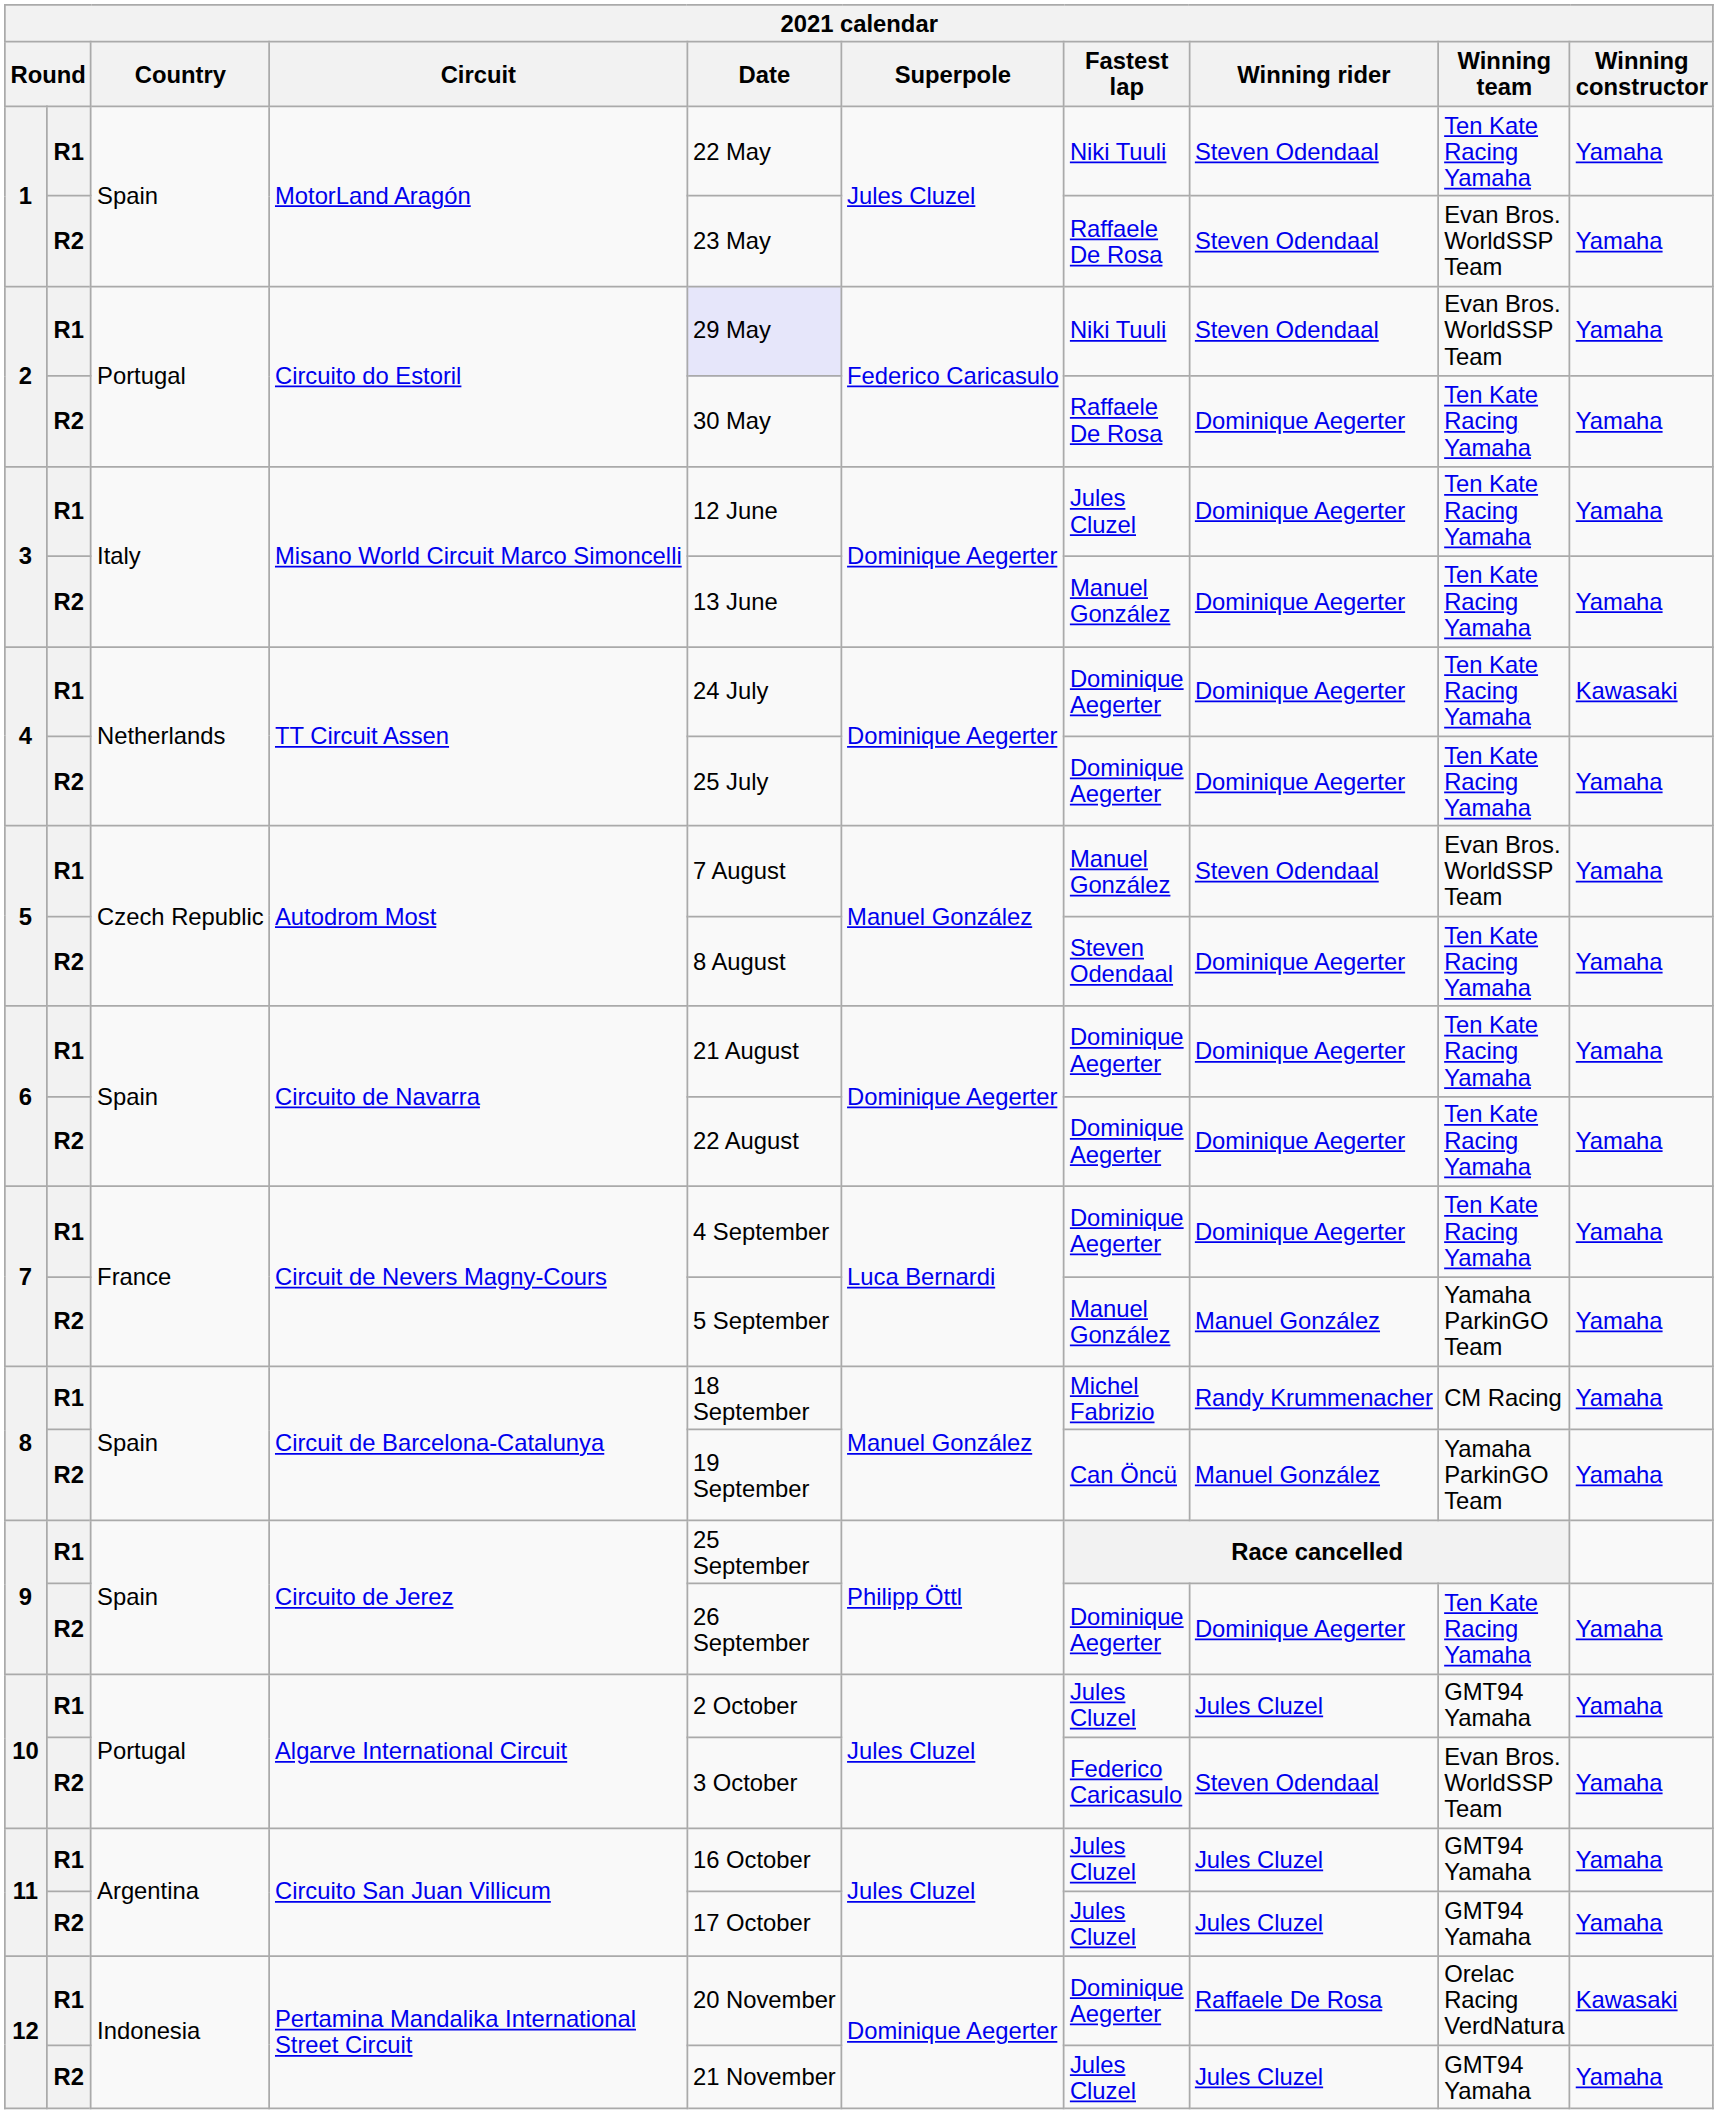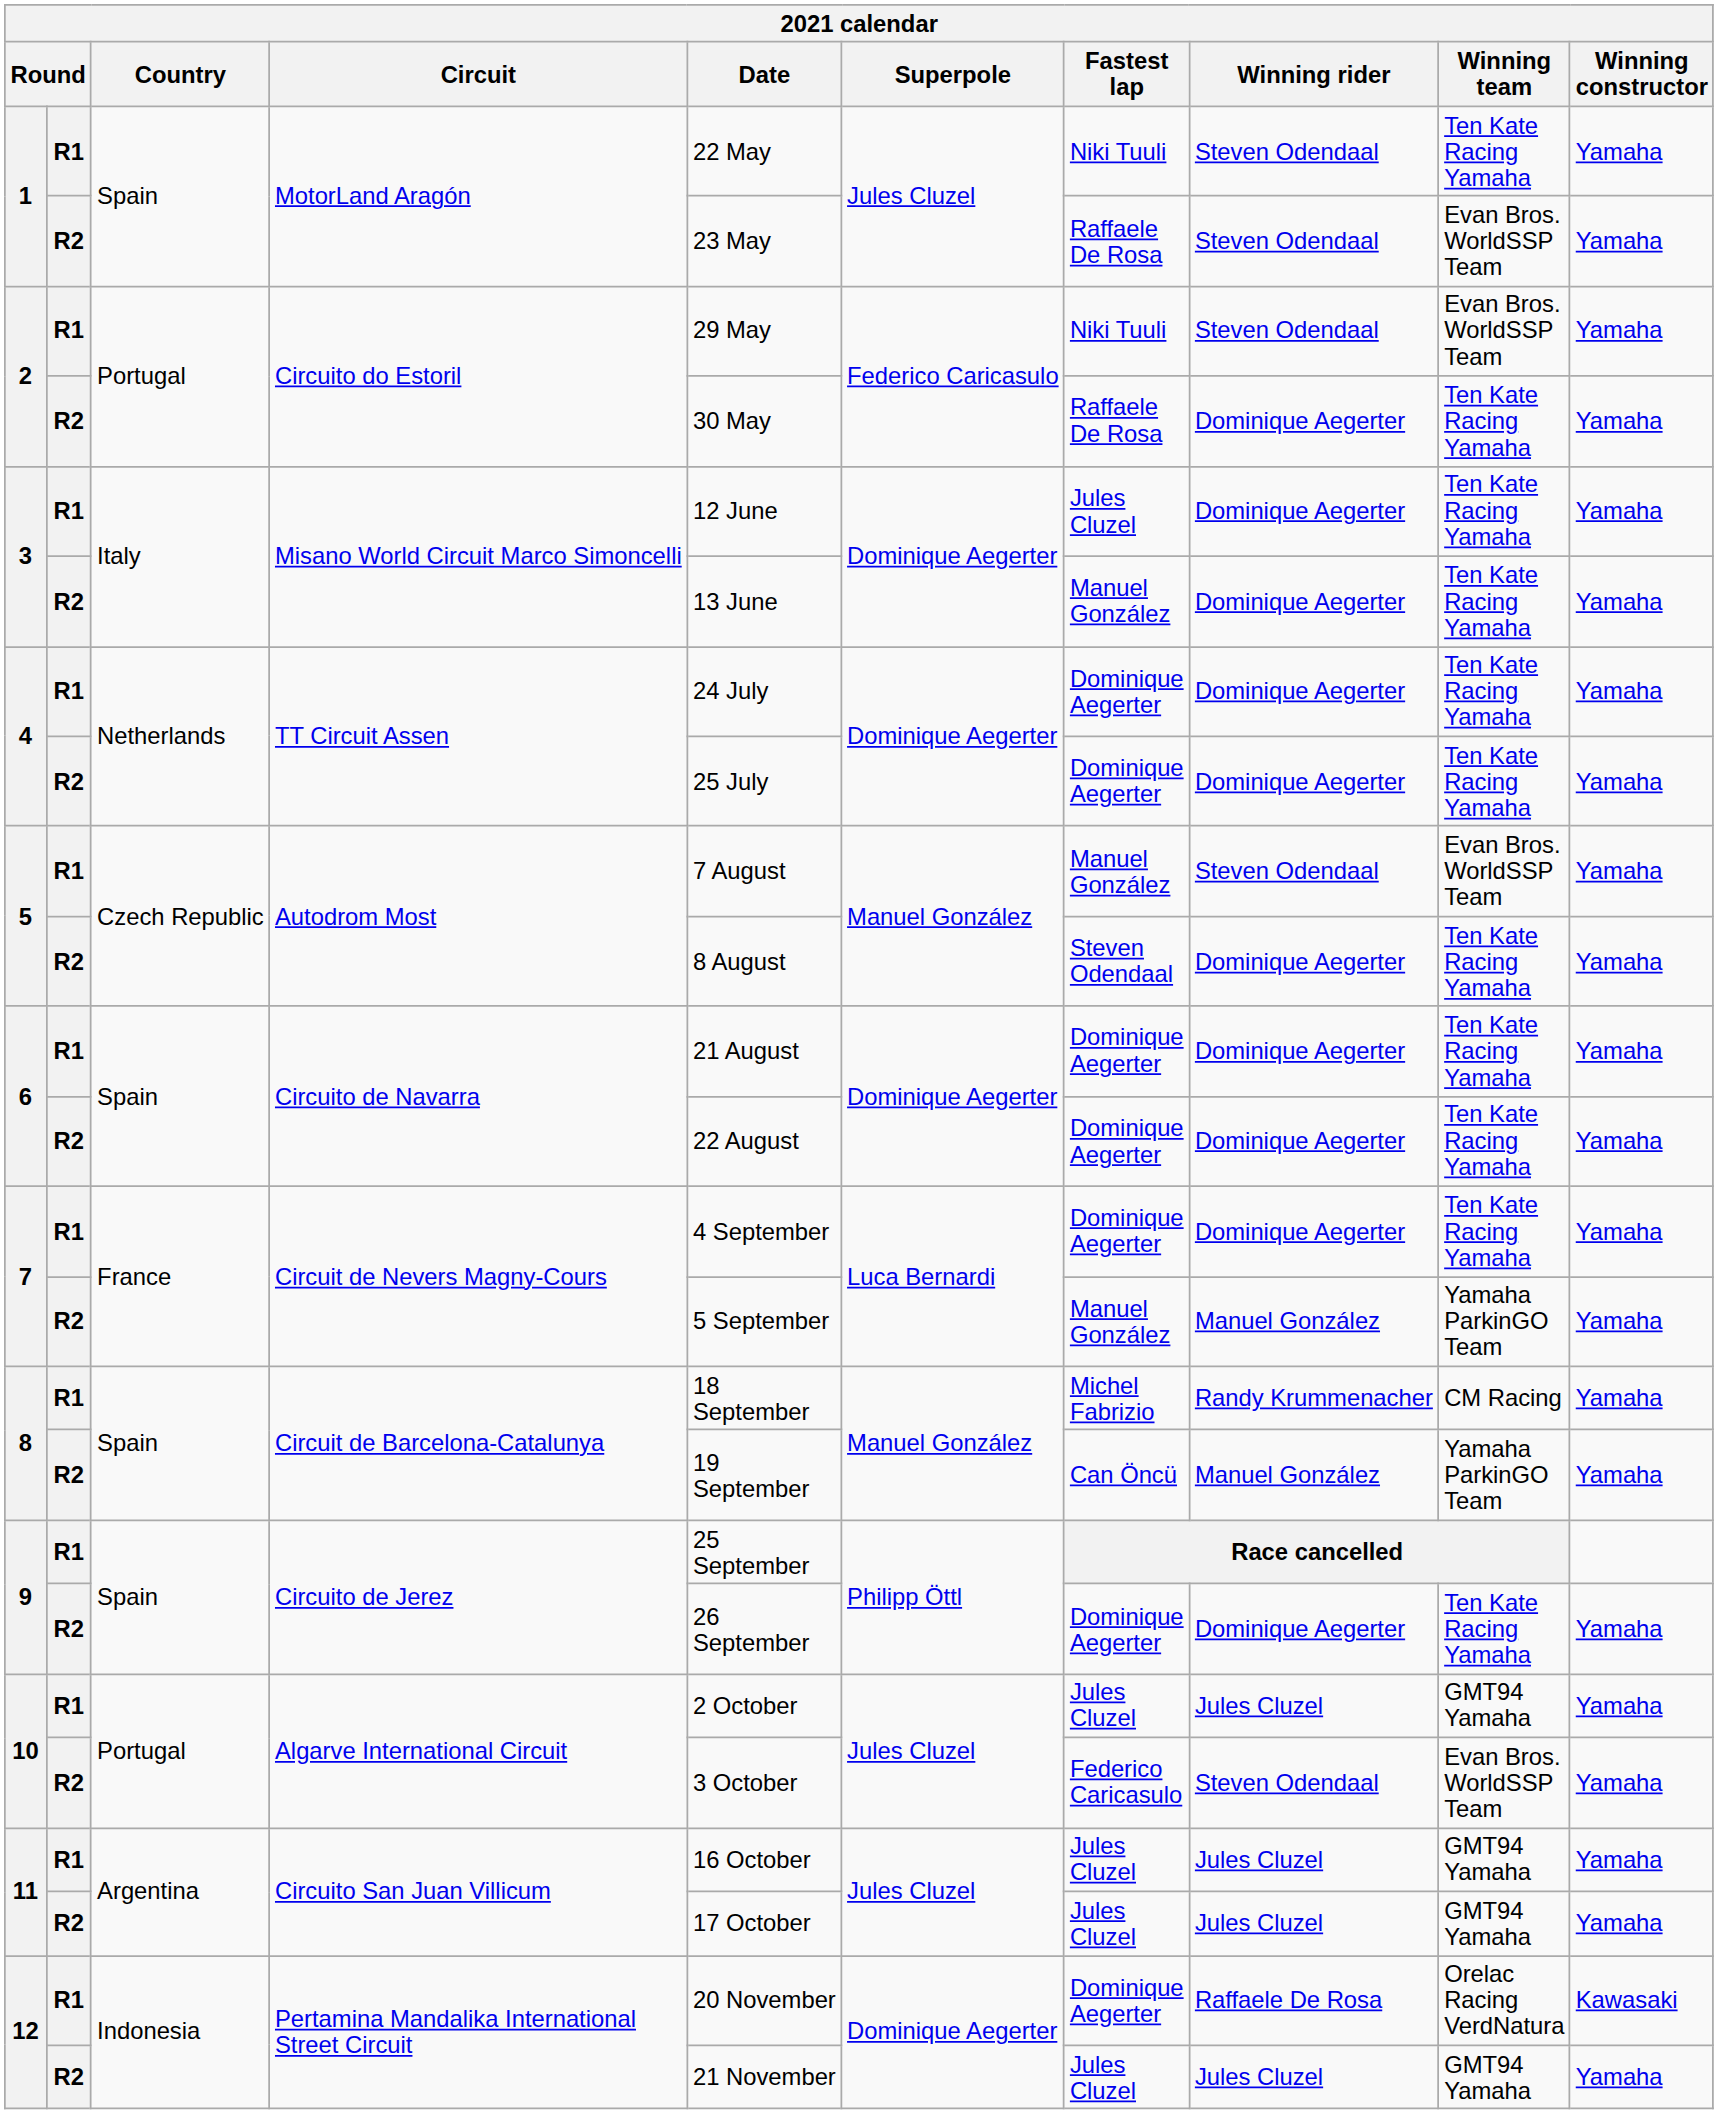(732, 331) lavender background -> (732, 331) no background
(1627, 691) Kawasaki -> (1619, 691) Yamaha
